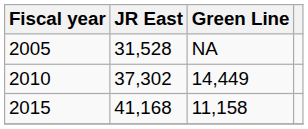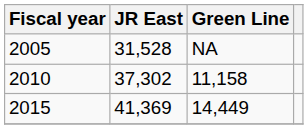(220, 78) 14,449 -> (220, 78) 11,158
(143, 108) 41,168 -> (143, 108) 41,369
(220, 108) 11,158 -> (220, 108) 14,449
